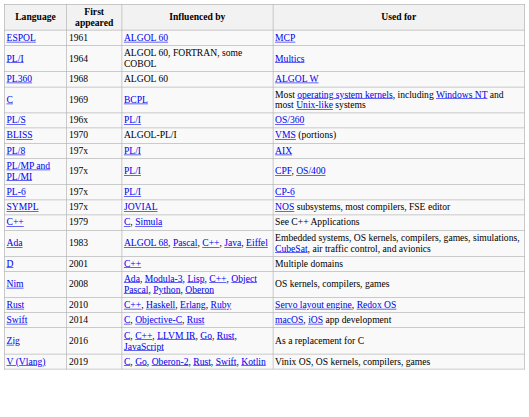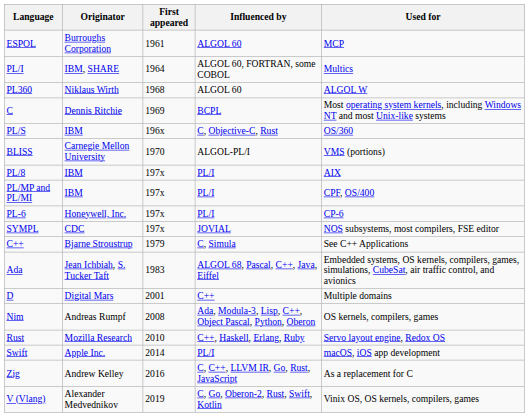+ column: (103, 17)
(132, 120) PL/I -> (238, 131) C, Objective-C, Rust
(164, 320) C, Objective-C, Rust -> (206, 352) PL/I
